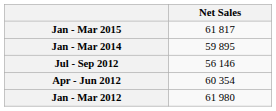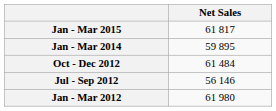+ row: (86, 64)
- row: (86, 81)
